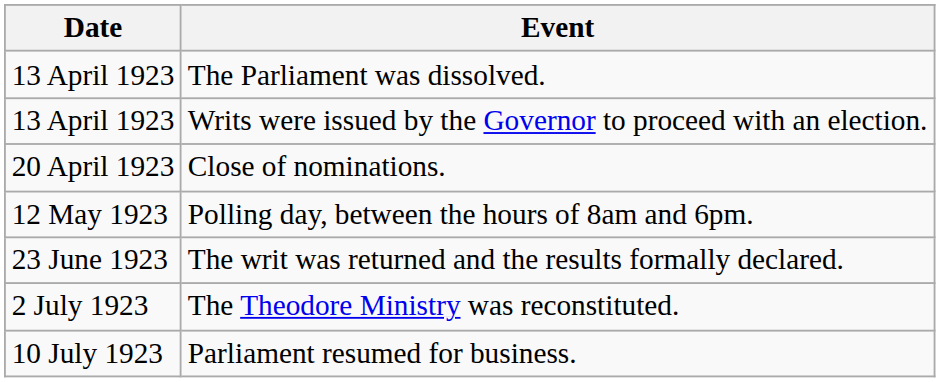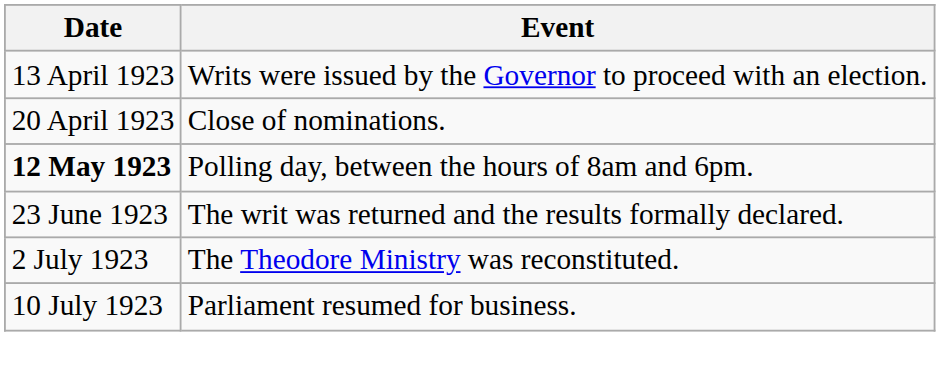- row: (367, 74)
(90, 213) normal -> (91, 167) bold
